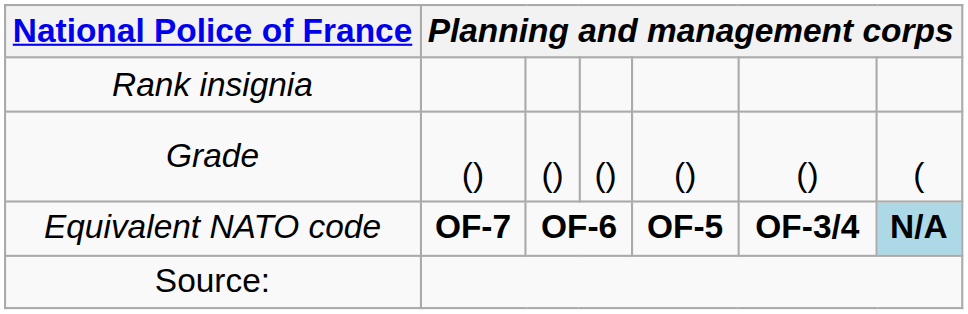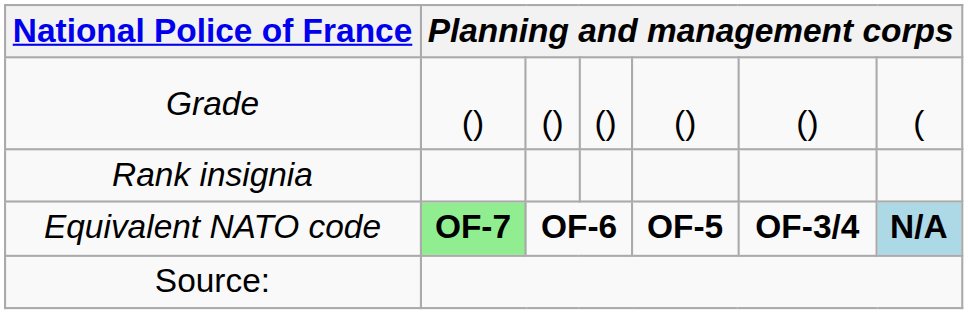rows swapped: (213, 84) <-> (213, 155)
(473, 227) no background -> (473, 227) lightgreen background
